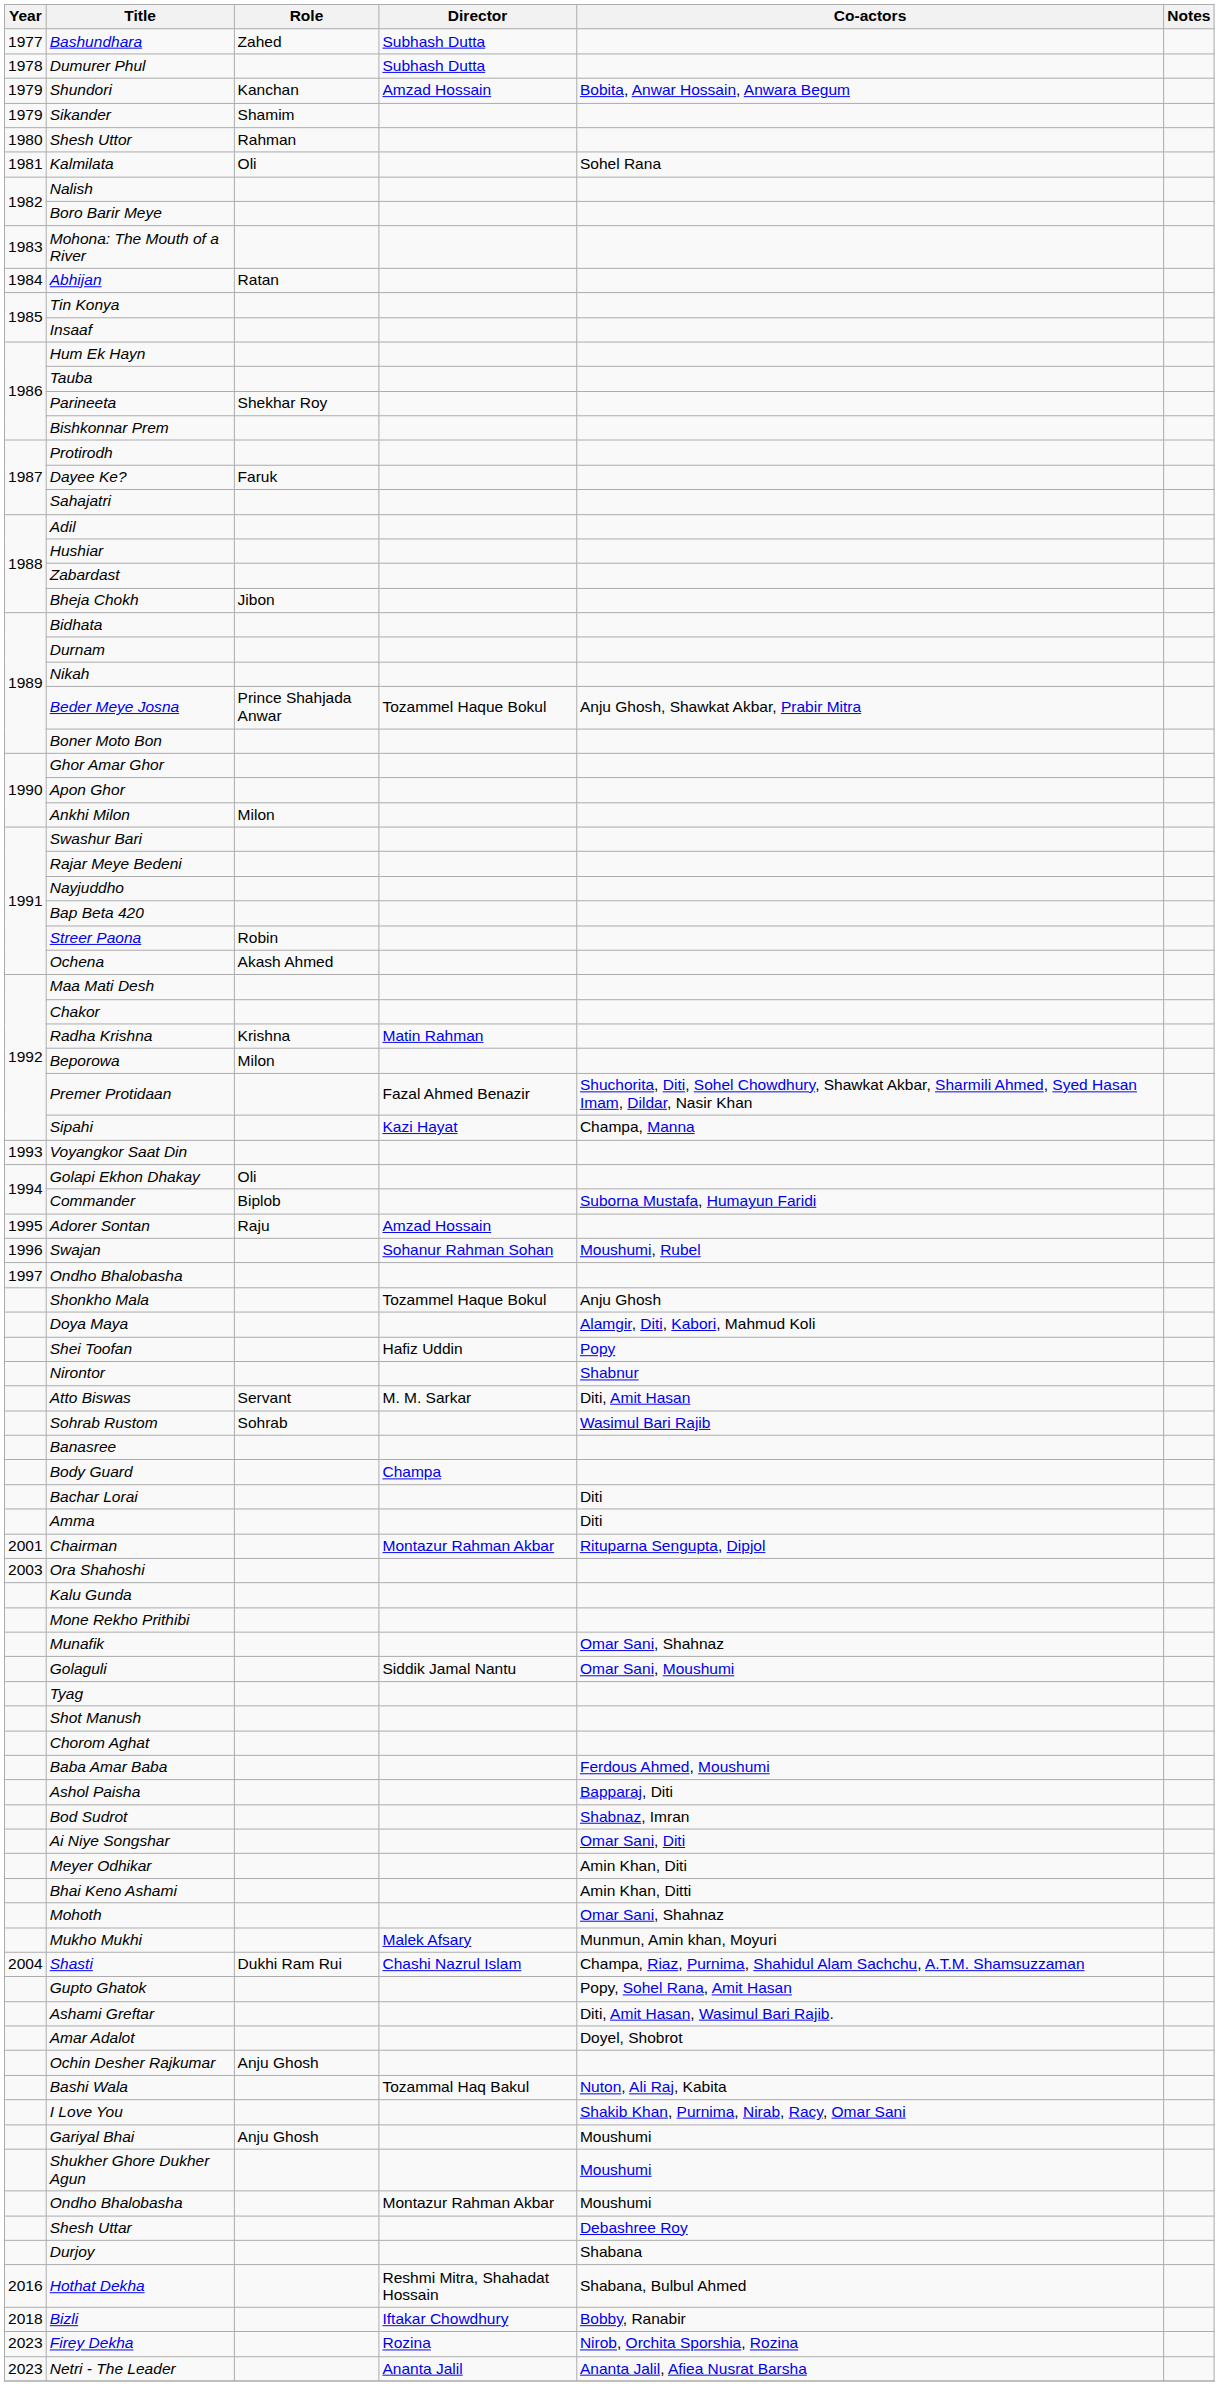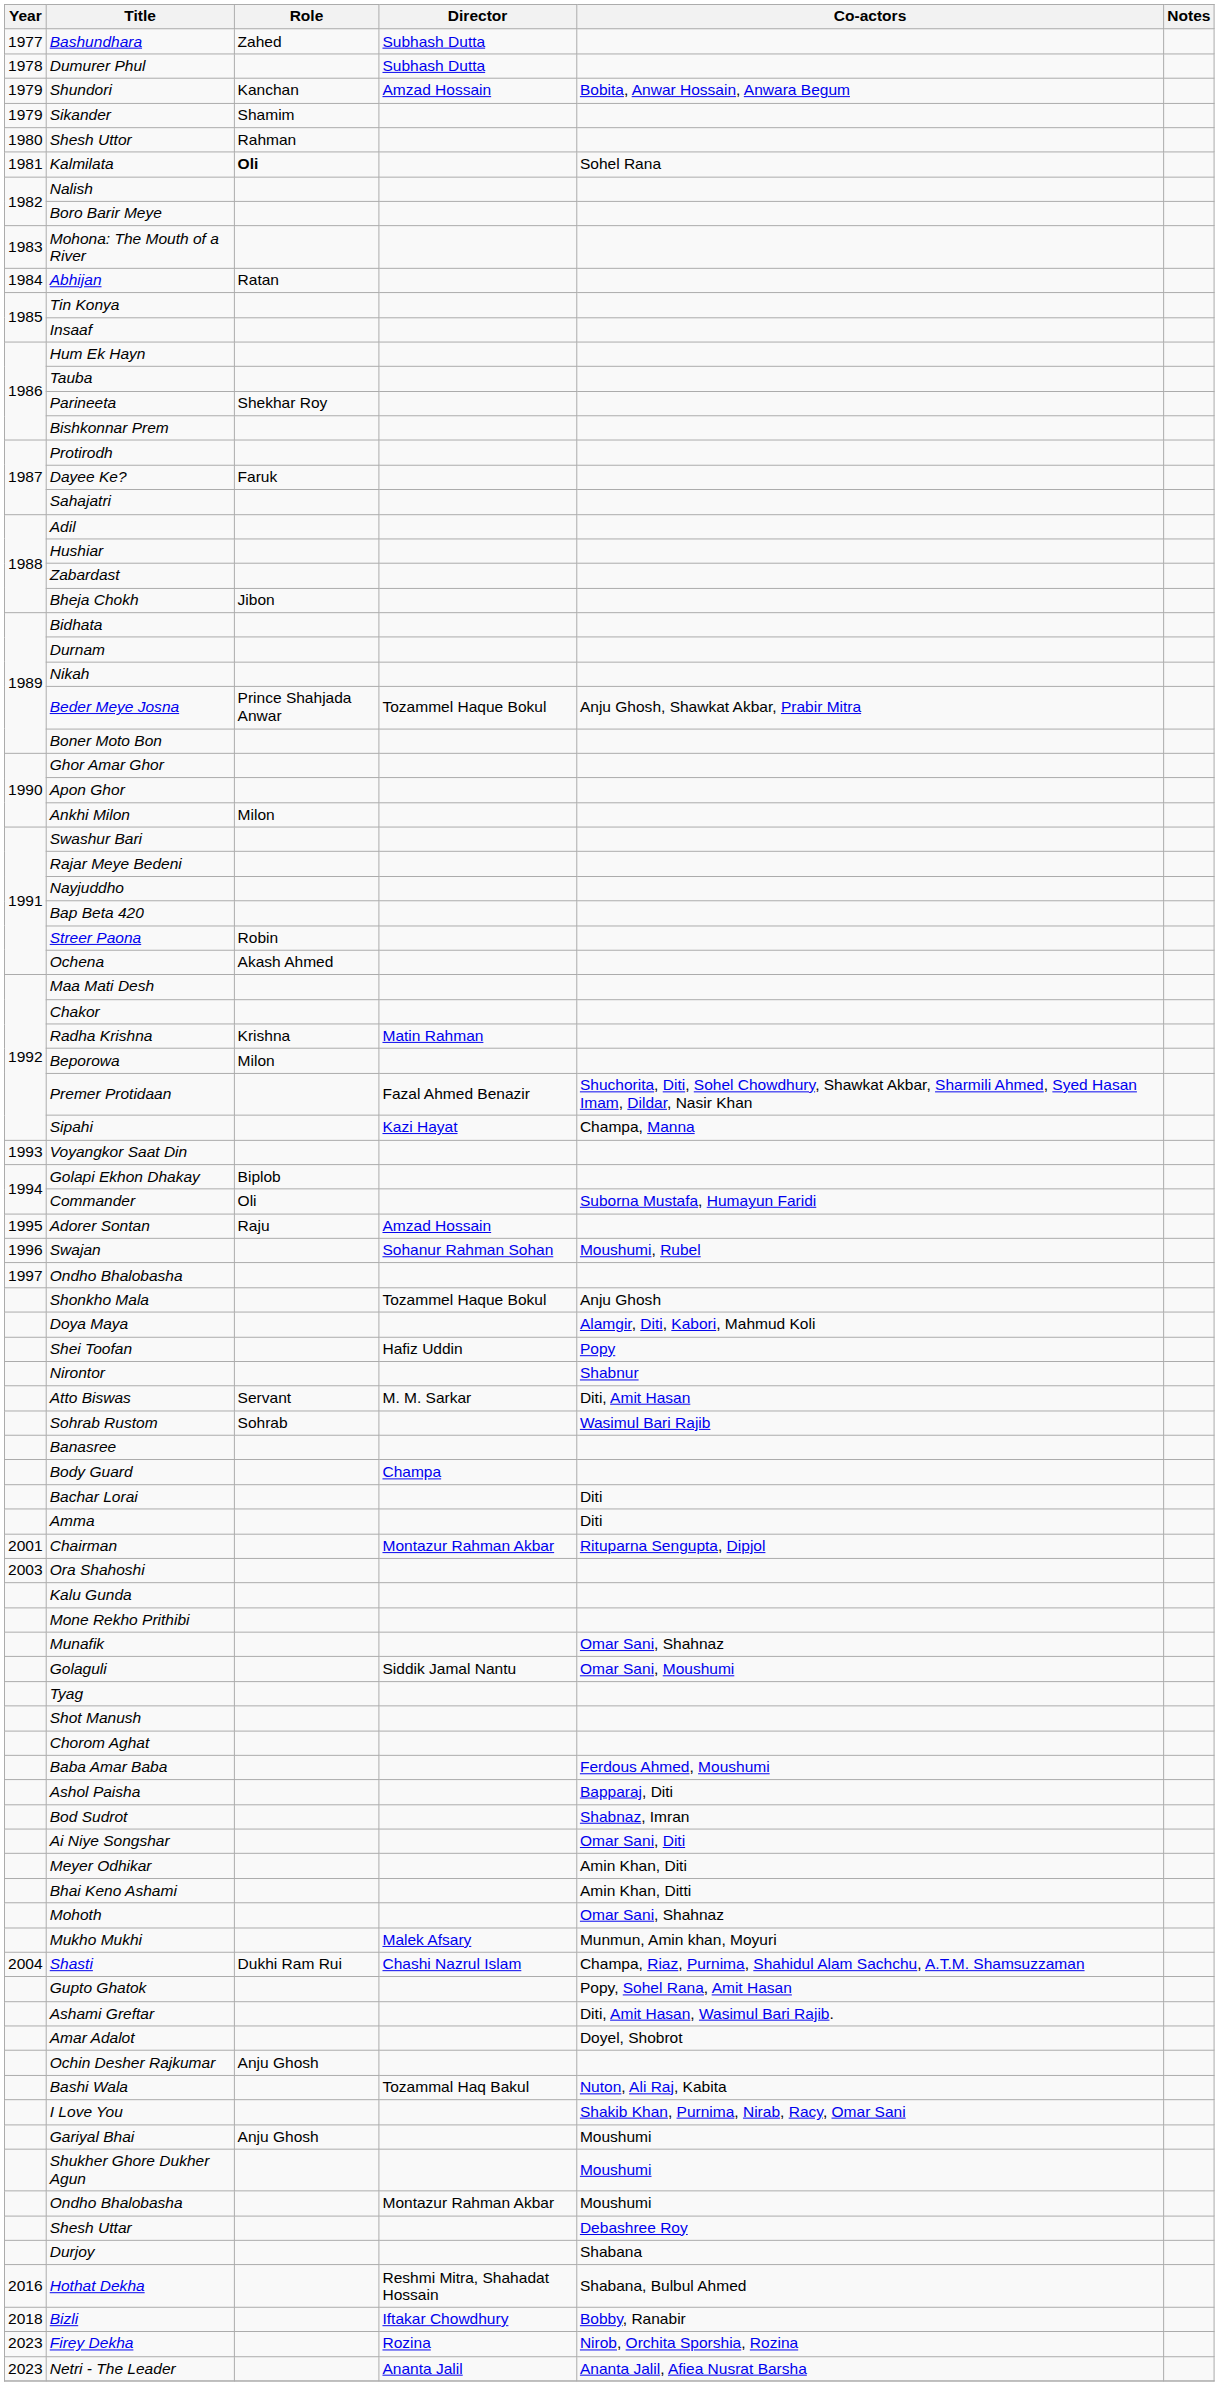(247, 164) normal -> (248, 164) bold
(247, 1176) Oli -> (259, 1176) Biplob
(259, 1201) Biplob -> (247, 1201) Oli
